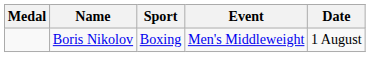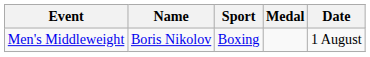columns swapped: (27, 16) <-> (246, 16)
